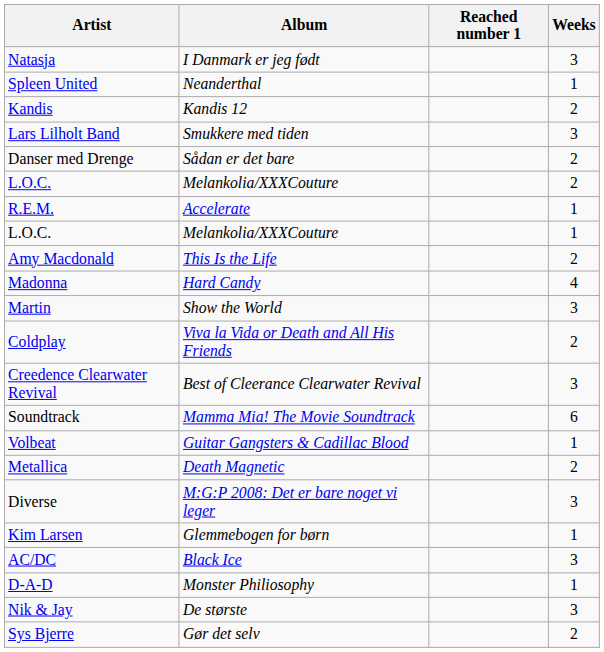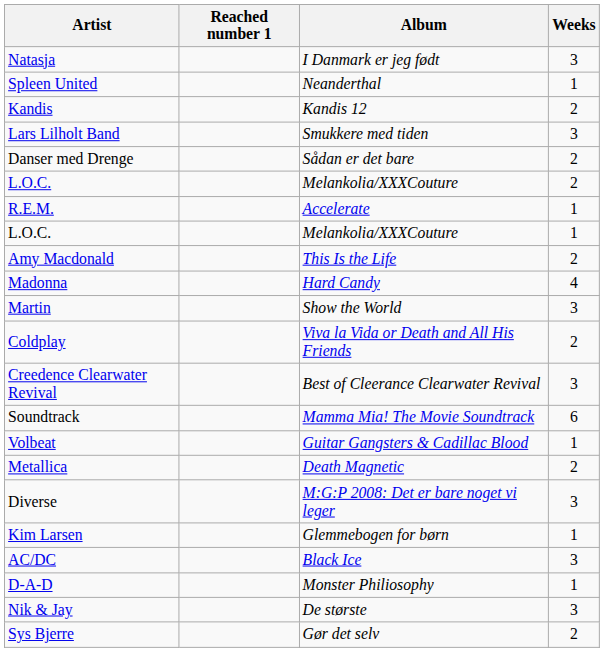columns swapped: (304, 25) <-> (489, 25)
